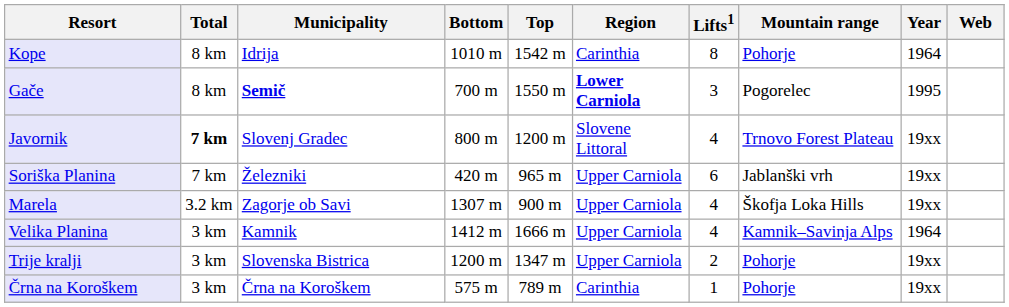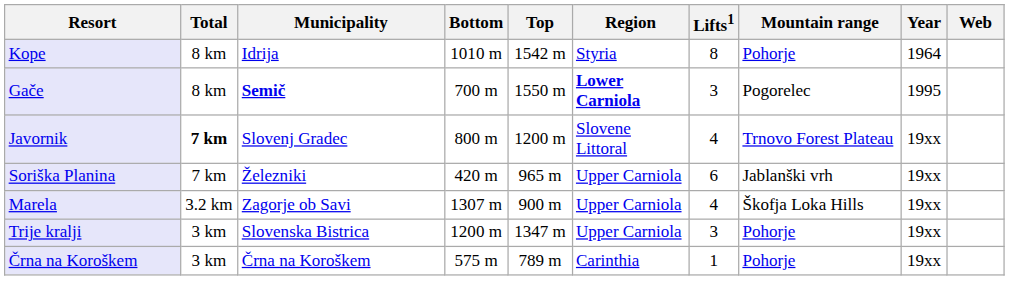(608, 53) Carinthia -> (596, 53) Styria
- row: (58, 232)
(714, 260) 2 -> (714, 232) 3
